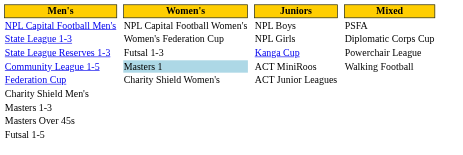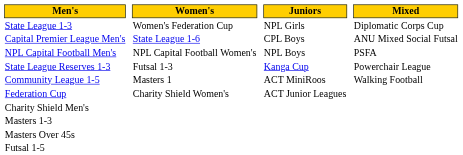rows swapped: (61, 25) <-> (38, 39)
+ row: (65, 39)
(143, 66) lightblue background -> (152, 80) no background
